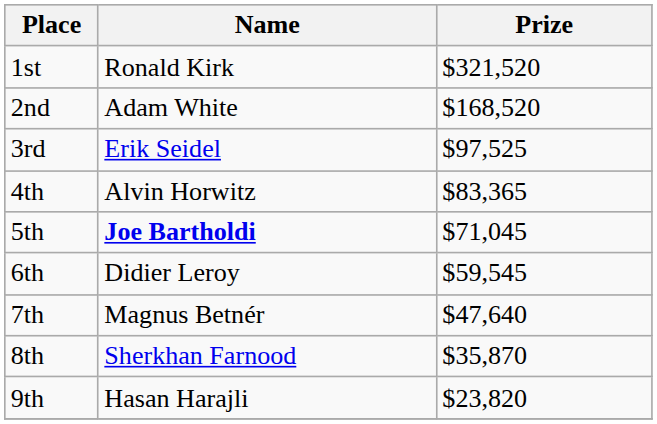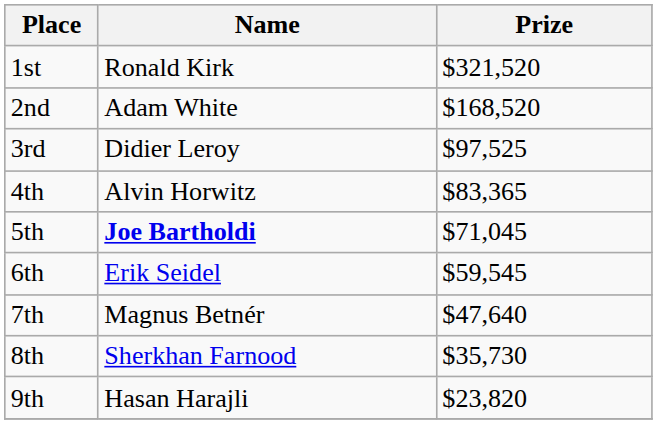(163, 149) Erik Seidel -> (172, 149) Didier Leroy
(172, 273) Didier Leroy -> (163, 273) Erik Seidel
(485, 356) $35,870 -> (485, 356) $35,730
